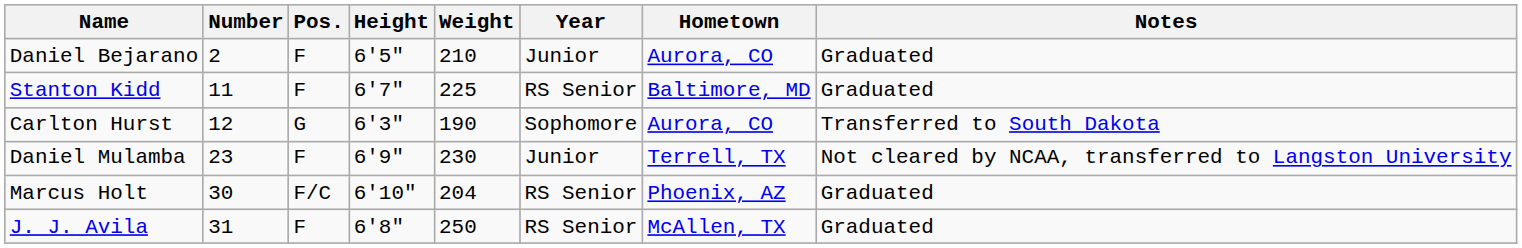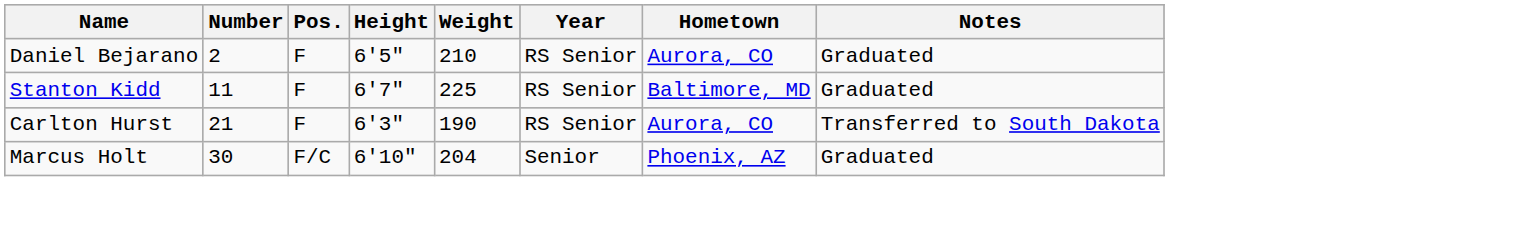(562, 56) Junior -> (581, 56) RS Senior
(221, 124) 12 -> (221, 124) 21
(300, 124) G -> (300, 124) F
(581, 124) Sophomore -> (581, 124) RS Senior
- row: (98, 158)
(581, 192) RS Senior -> (562, 158) Senior
- row: (79, 227)
